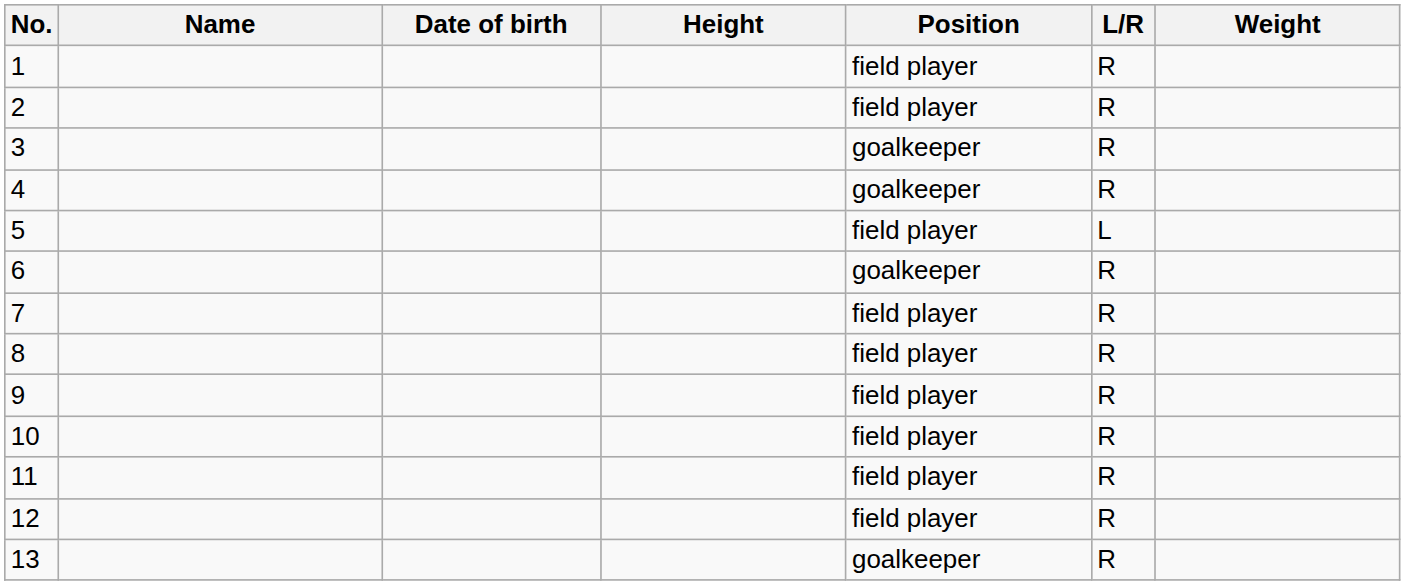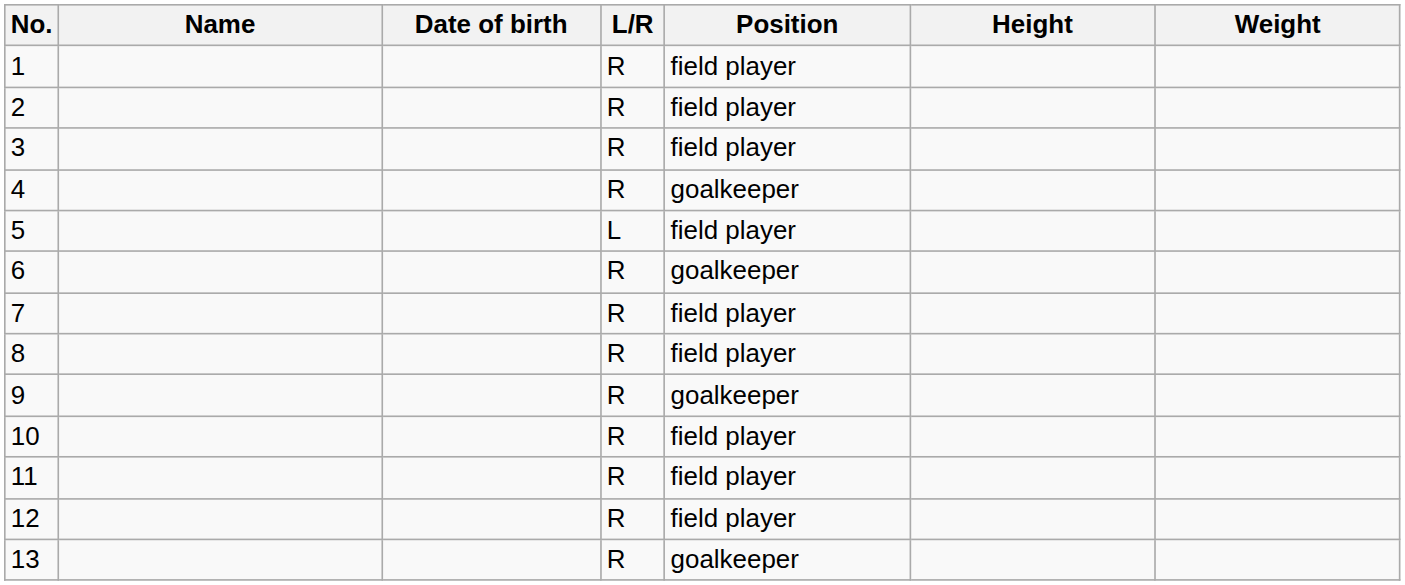columns swapped: (1123, 25) <-> (723, 25)
(916, 148) goalkeeper -> (733, 148) field player
(915, 395) field player -> (735, 395) goalkeeper
